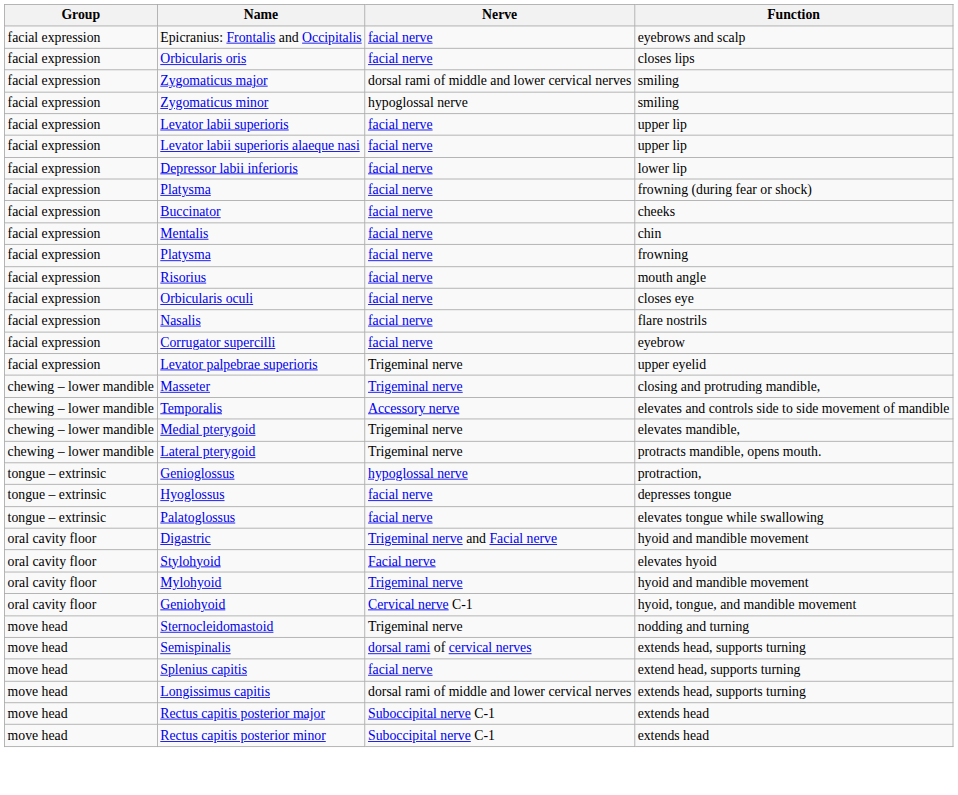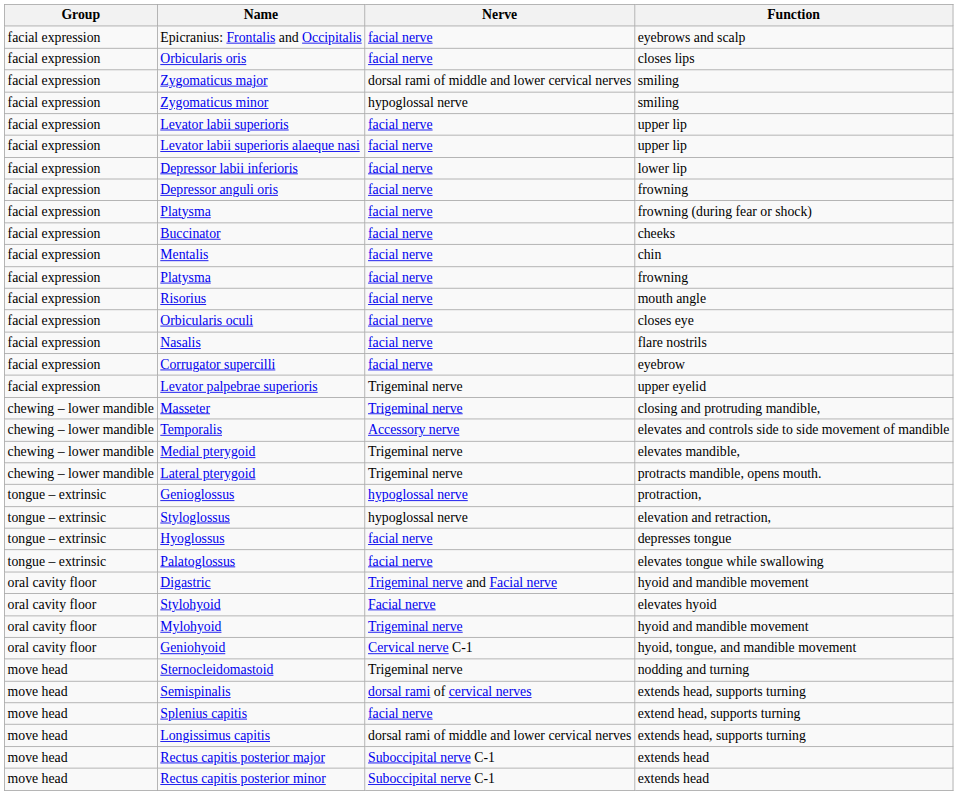+ row: (219, 189)
+ row: (195, 517)
